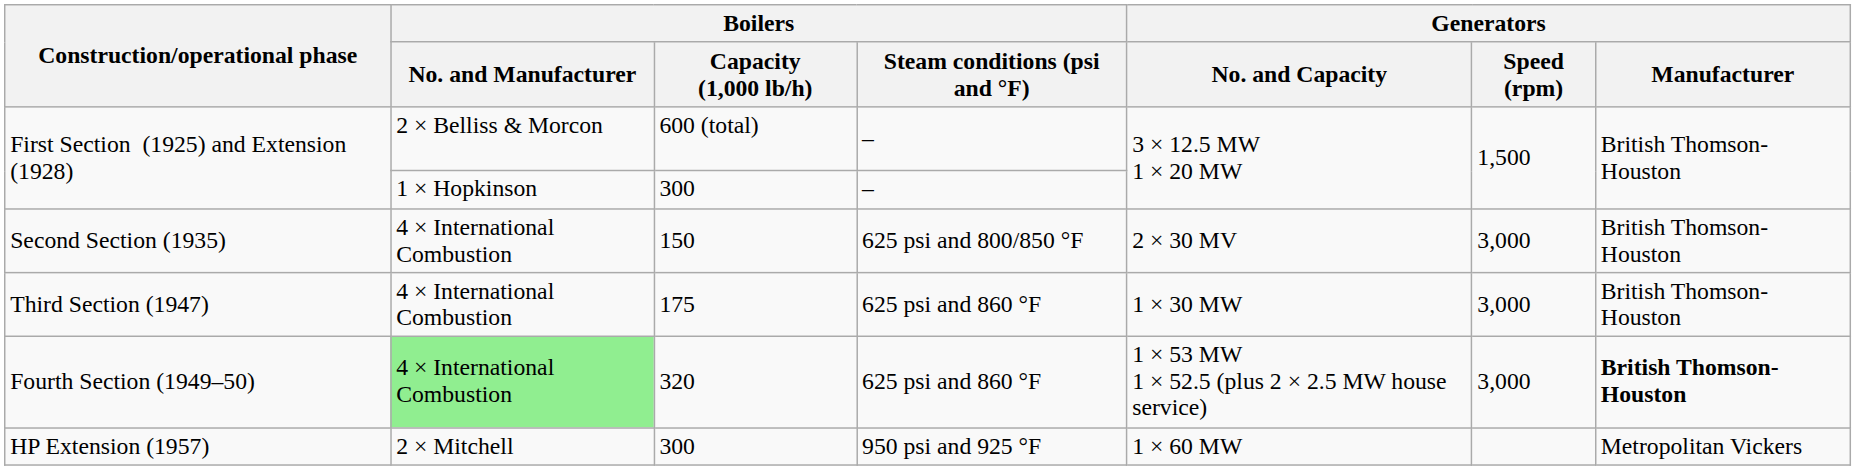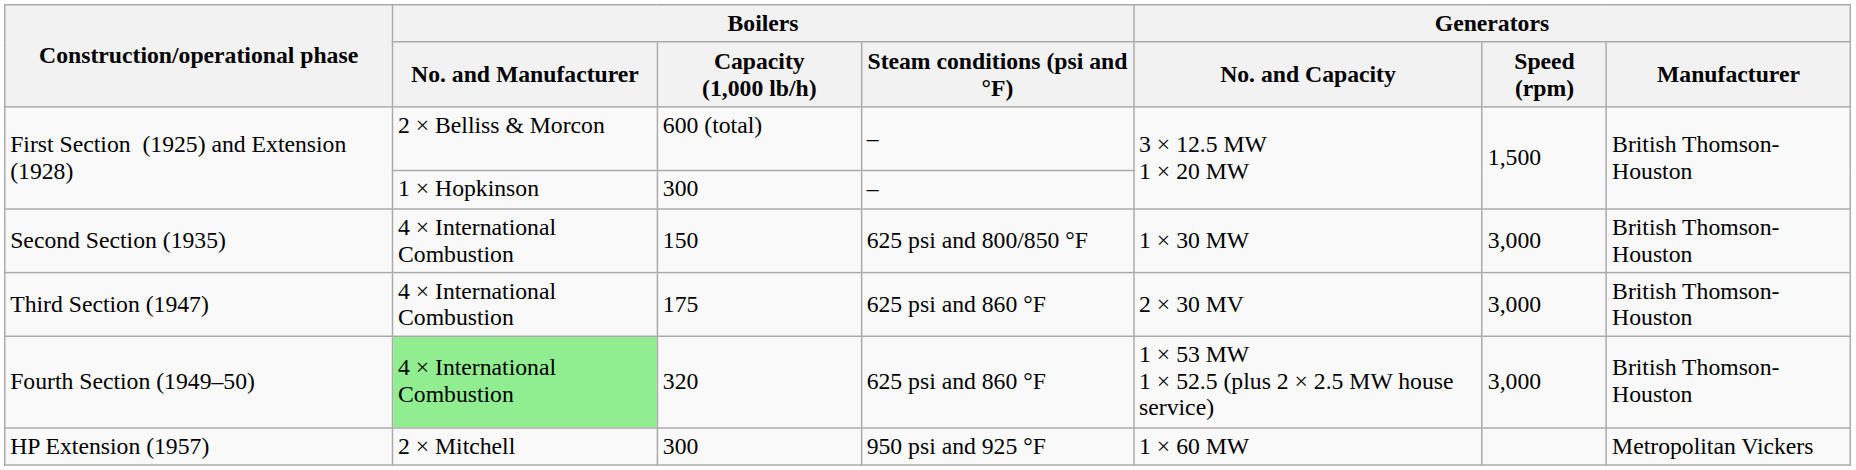(1185, 240) 2 × 30 MV -> (1194, 240) 1 × 30 MW
(1187, 304) 1 × 30 MW -> (1191, 304) 2 × 30 MV
(1690, 381) bold -> (1696, 381) normal
